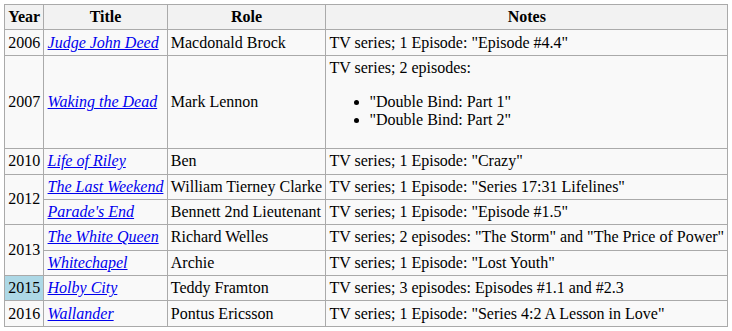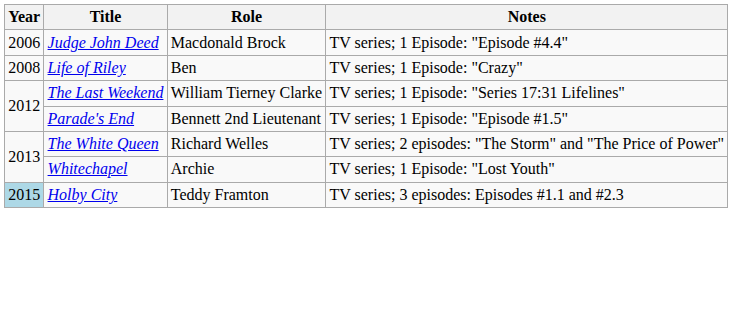- row: (102, 101)
(24, 161) 2010 -> (24, 67) 2008
- row: (81, 313)
